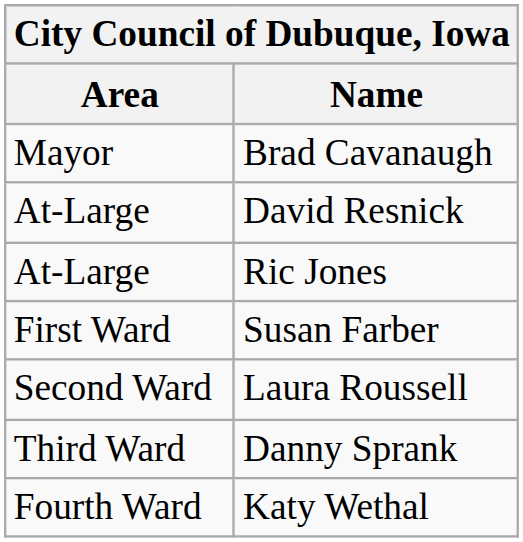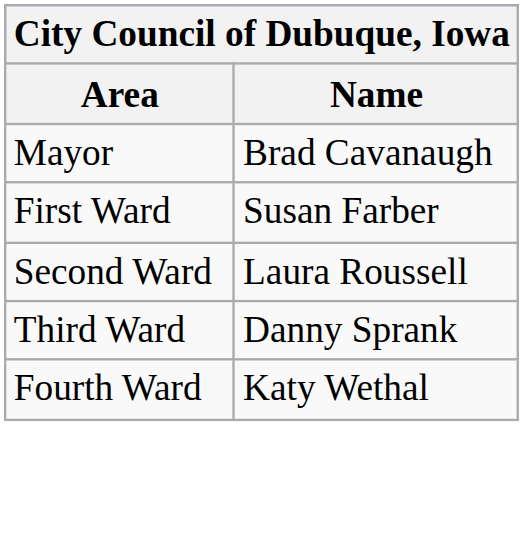- row: (353, 211)
- row: (315, 270)
